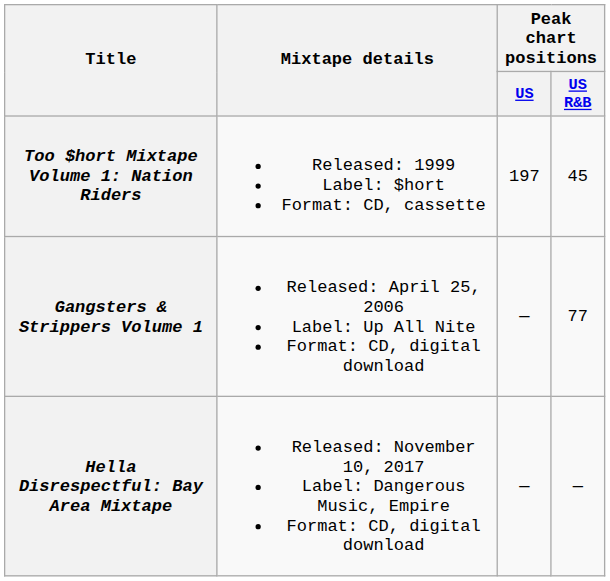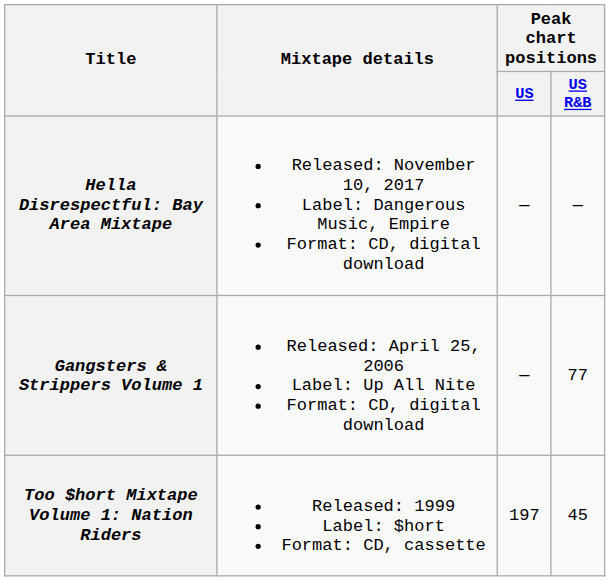rows swapped: (111, 176) <-> (111, 486)
